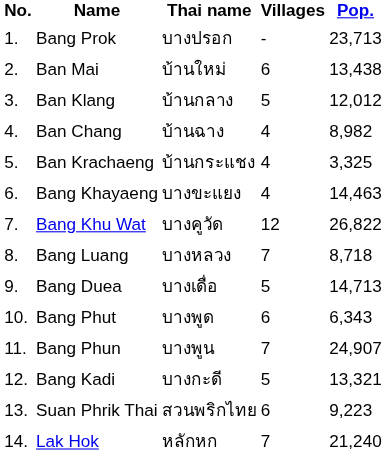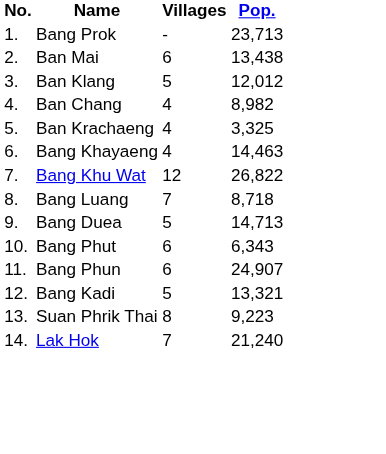- column: (209, 10)
(265, 348) 7 -> (167, 269) 6
(265, 410) 6 -> (167, 316) 8
